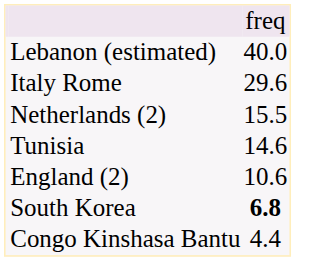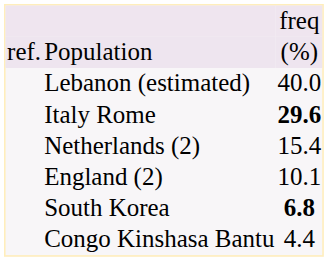+ row: (98, 52)
(265, 83) normal -> (299, 114) bold
(265, 114) 15.5 -> (299, 145) 15.4
- row: (47, 145)
(265, 176) 10.6 -> (299, 176) 10.1
